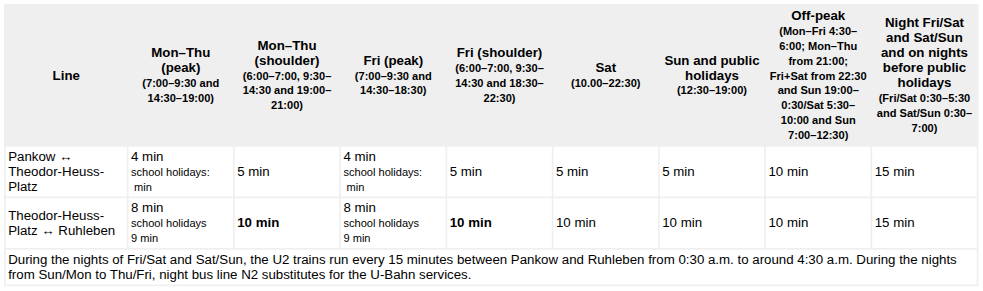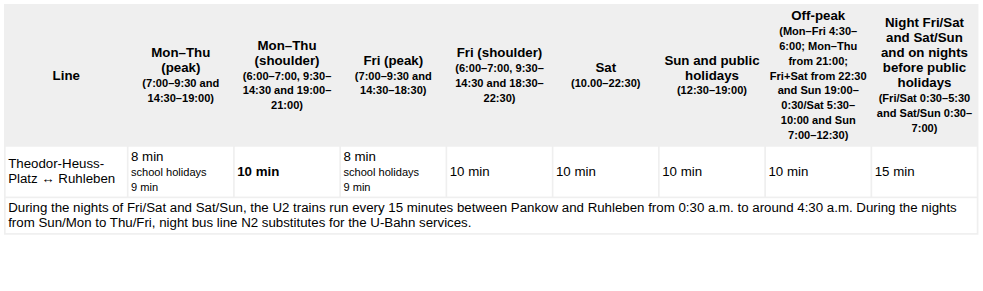- row: (56, 171)
(471, 223) bold -> (470, 171) normal
